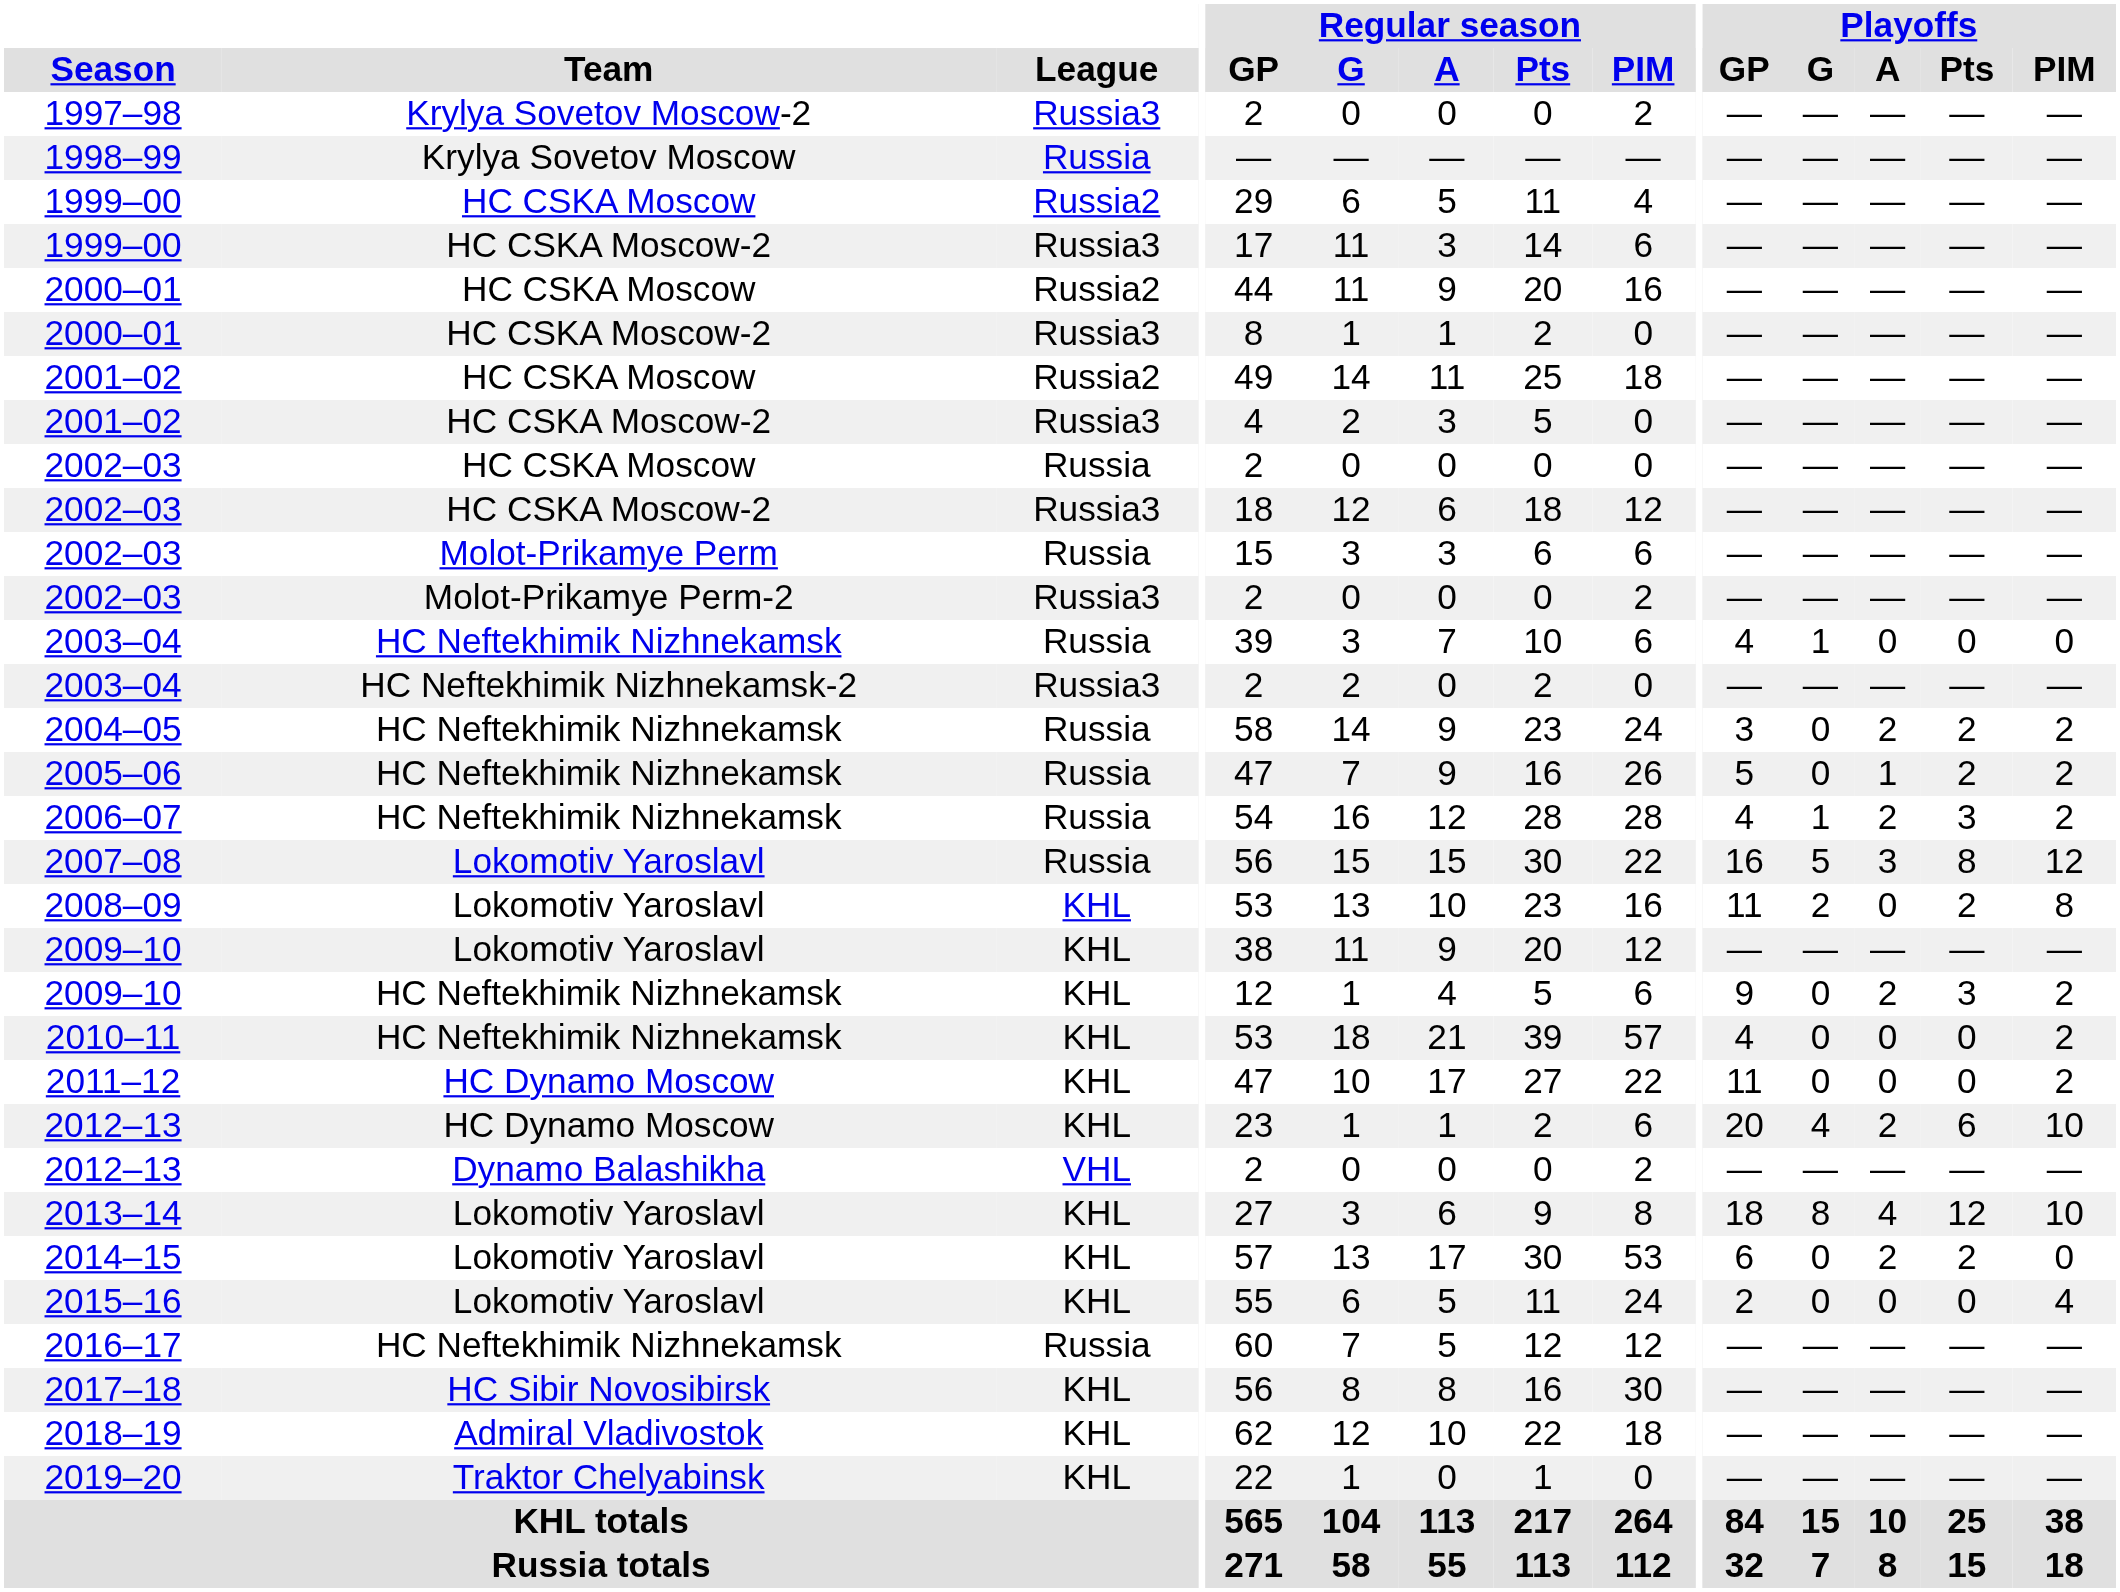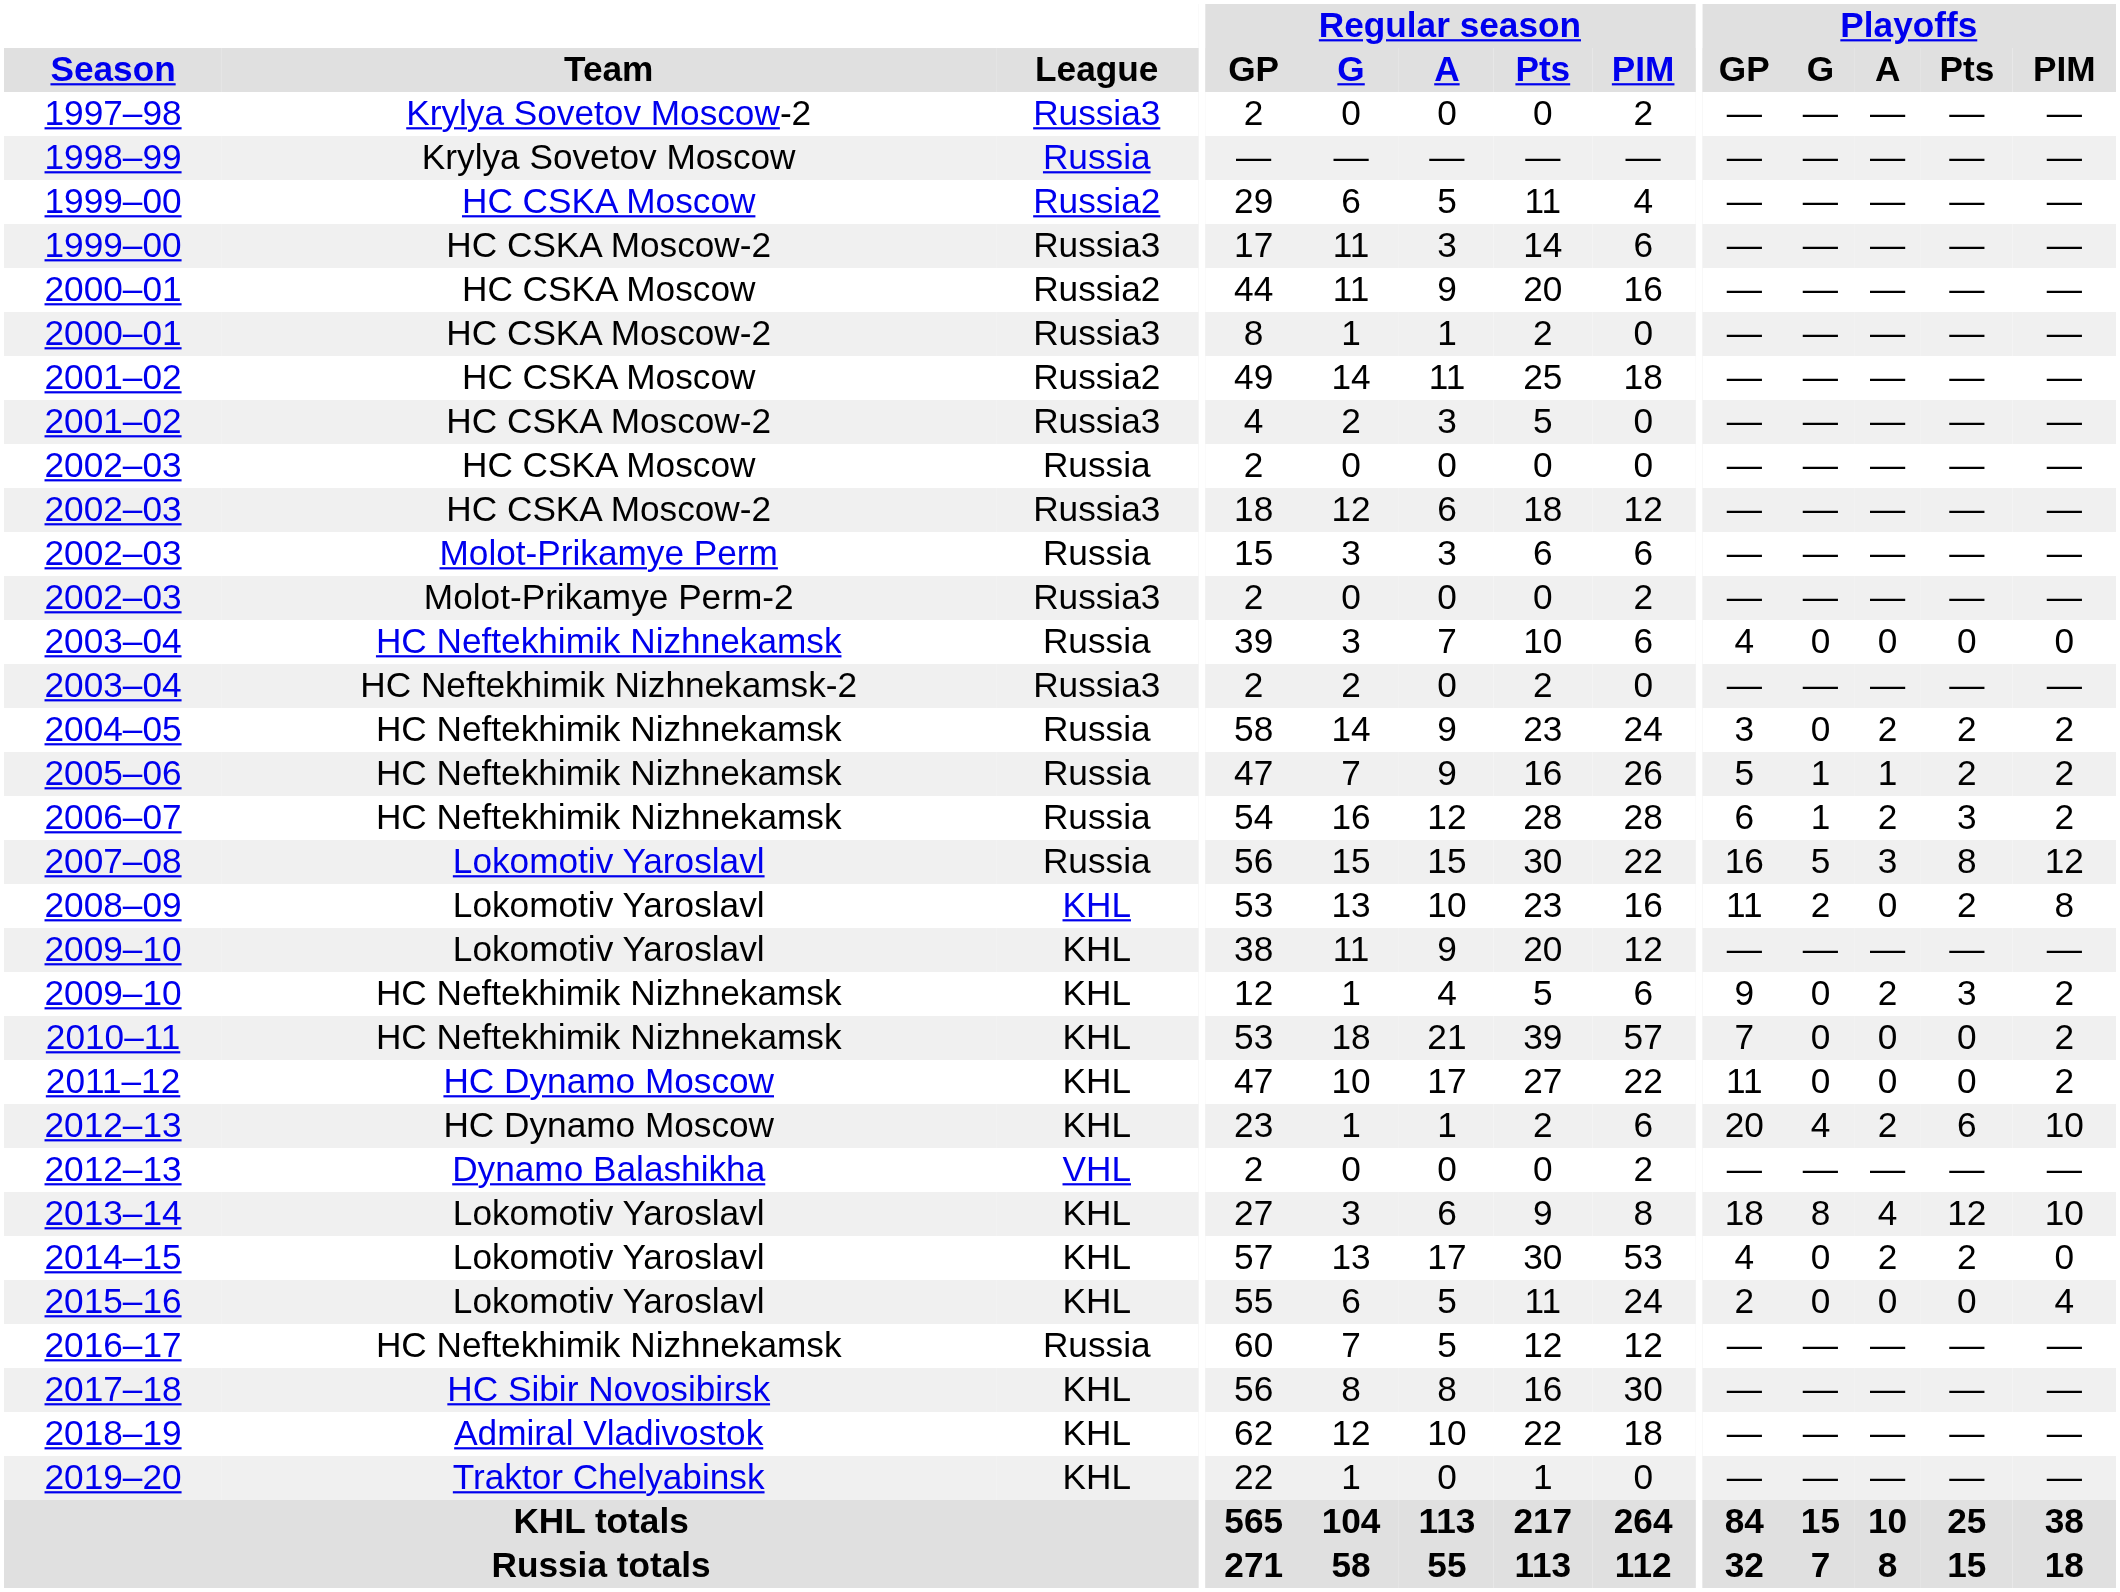(1820, 641) 1 -> (1820, 641) 0
(1820, 773) 0 -> (1820, 773) 1
(1744, 817) 4 -> (1744, 817) 6
(1744, 1037) 4 -> (1744, 1037) 7
(1744, 1257) 6 -> (1744, 1257) 4
